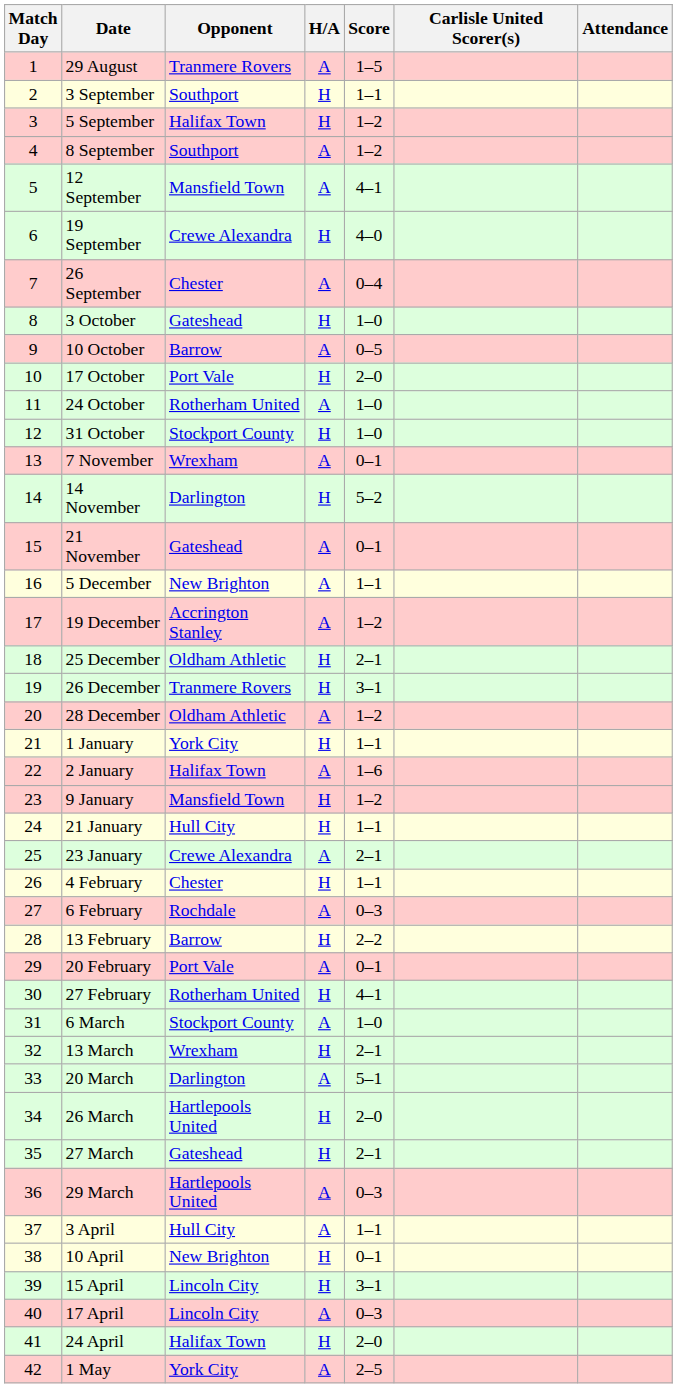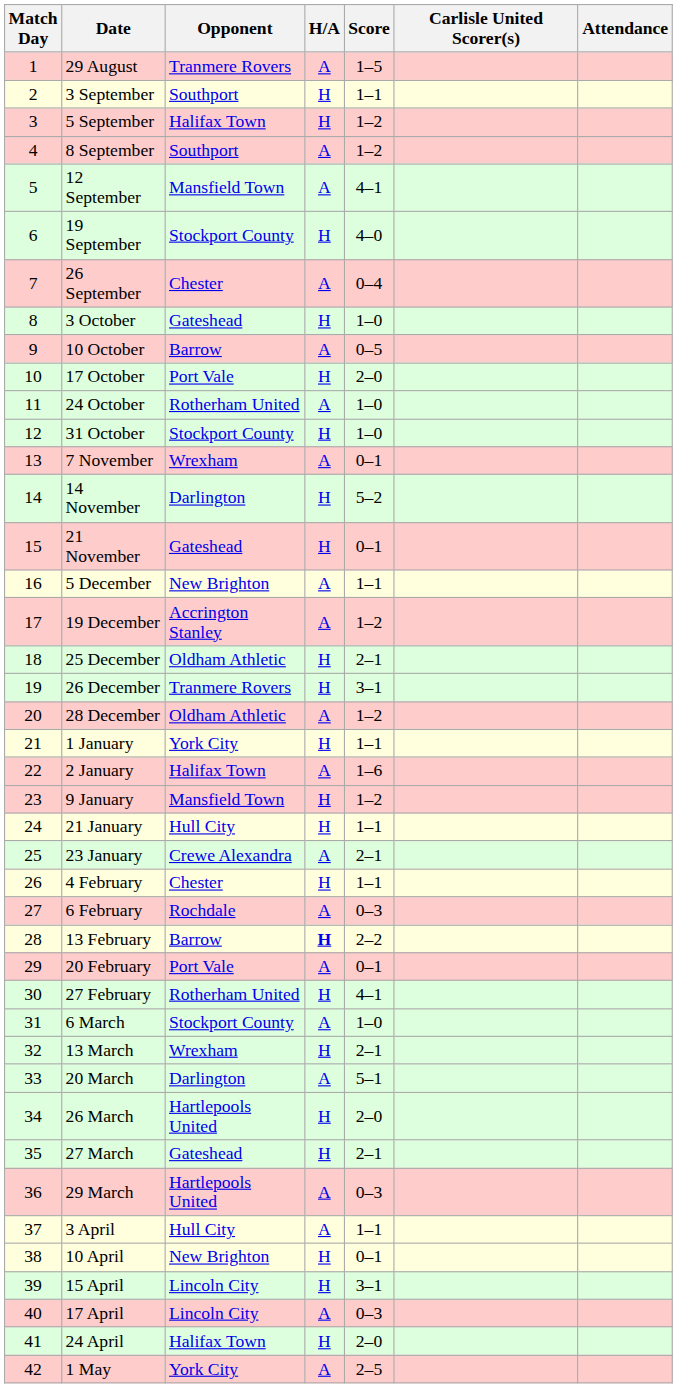(230, 235) Crewe Alexandra -> (231, 235) Stockport County
(324, 546) A -> (324, 546) H
(324, 938) normal -> (324, 938) bold
